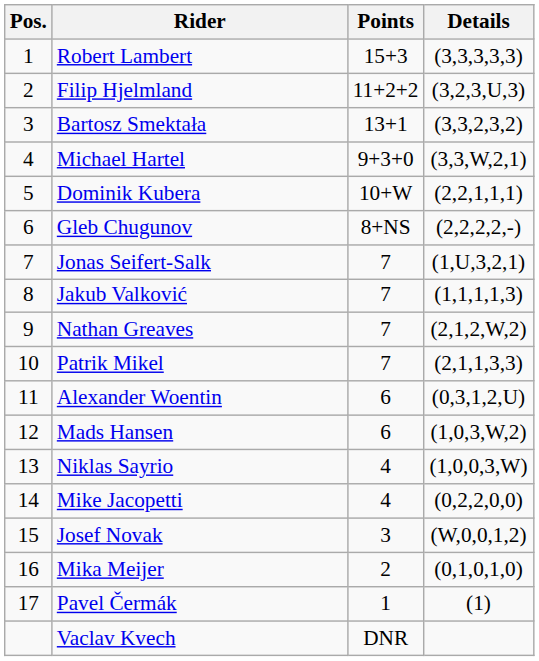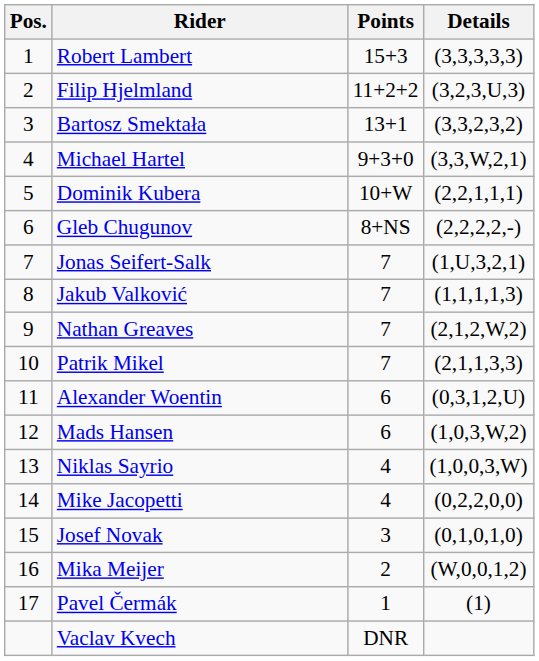(478, 534) (W,0,0,1,2) -> (478, 534) (0,1,0,1,0)
(478, 569) (0,1,0,1,0) -> (478, 569) (W,0,0,1,2)
